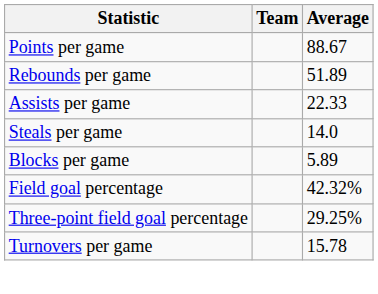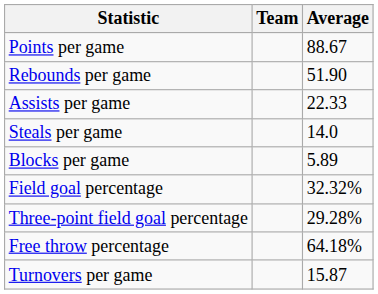(327, 75) 51.89 -> (327, 75) 51.90
(334, 189) 42.32% -> (334, 189) 32.32%
(334, 217) 29.25% -> (334, 217) 29.28%
+ row: (89, 246)
(327, 246) 15.78 -> (327, 274) 15.87
